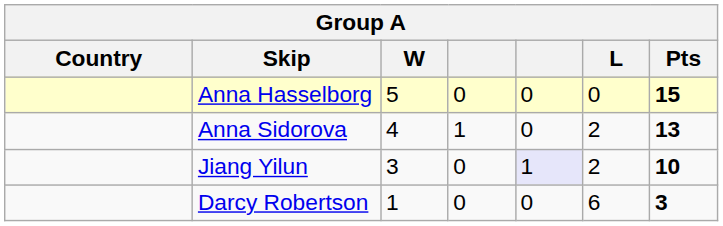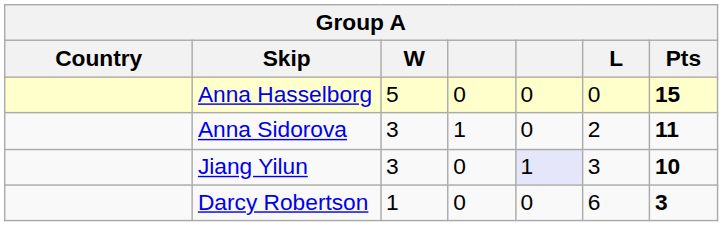(392, 130) 4 -> (392, 130) 3
(668, 130) 13 -> (667, 130) 11
(594, 166) 2 -> (594, 166) 3
